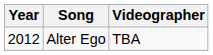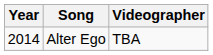(24, 38) 2012 -> (24, 38) 2014
